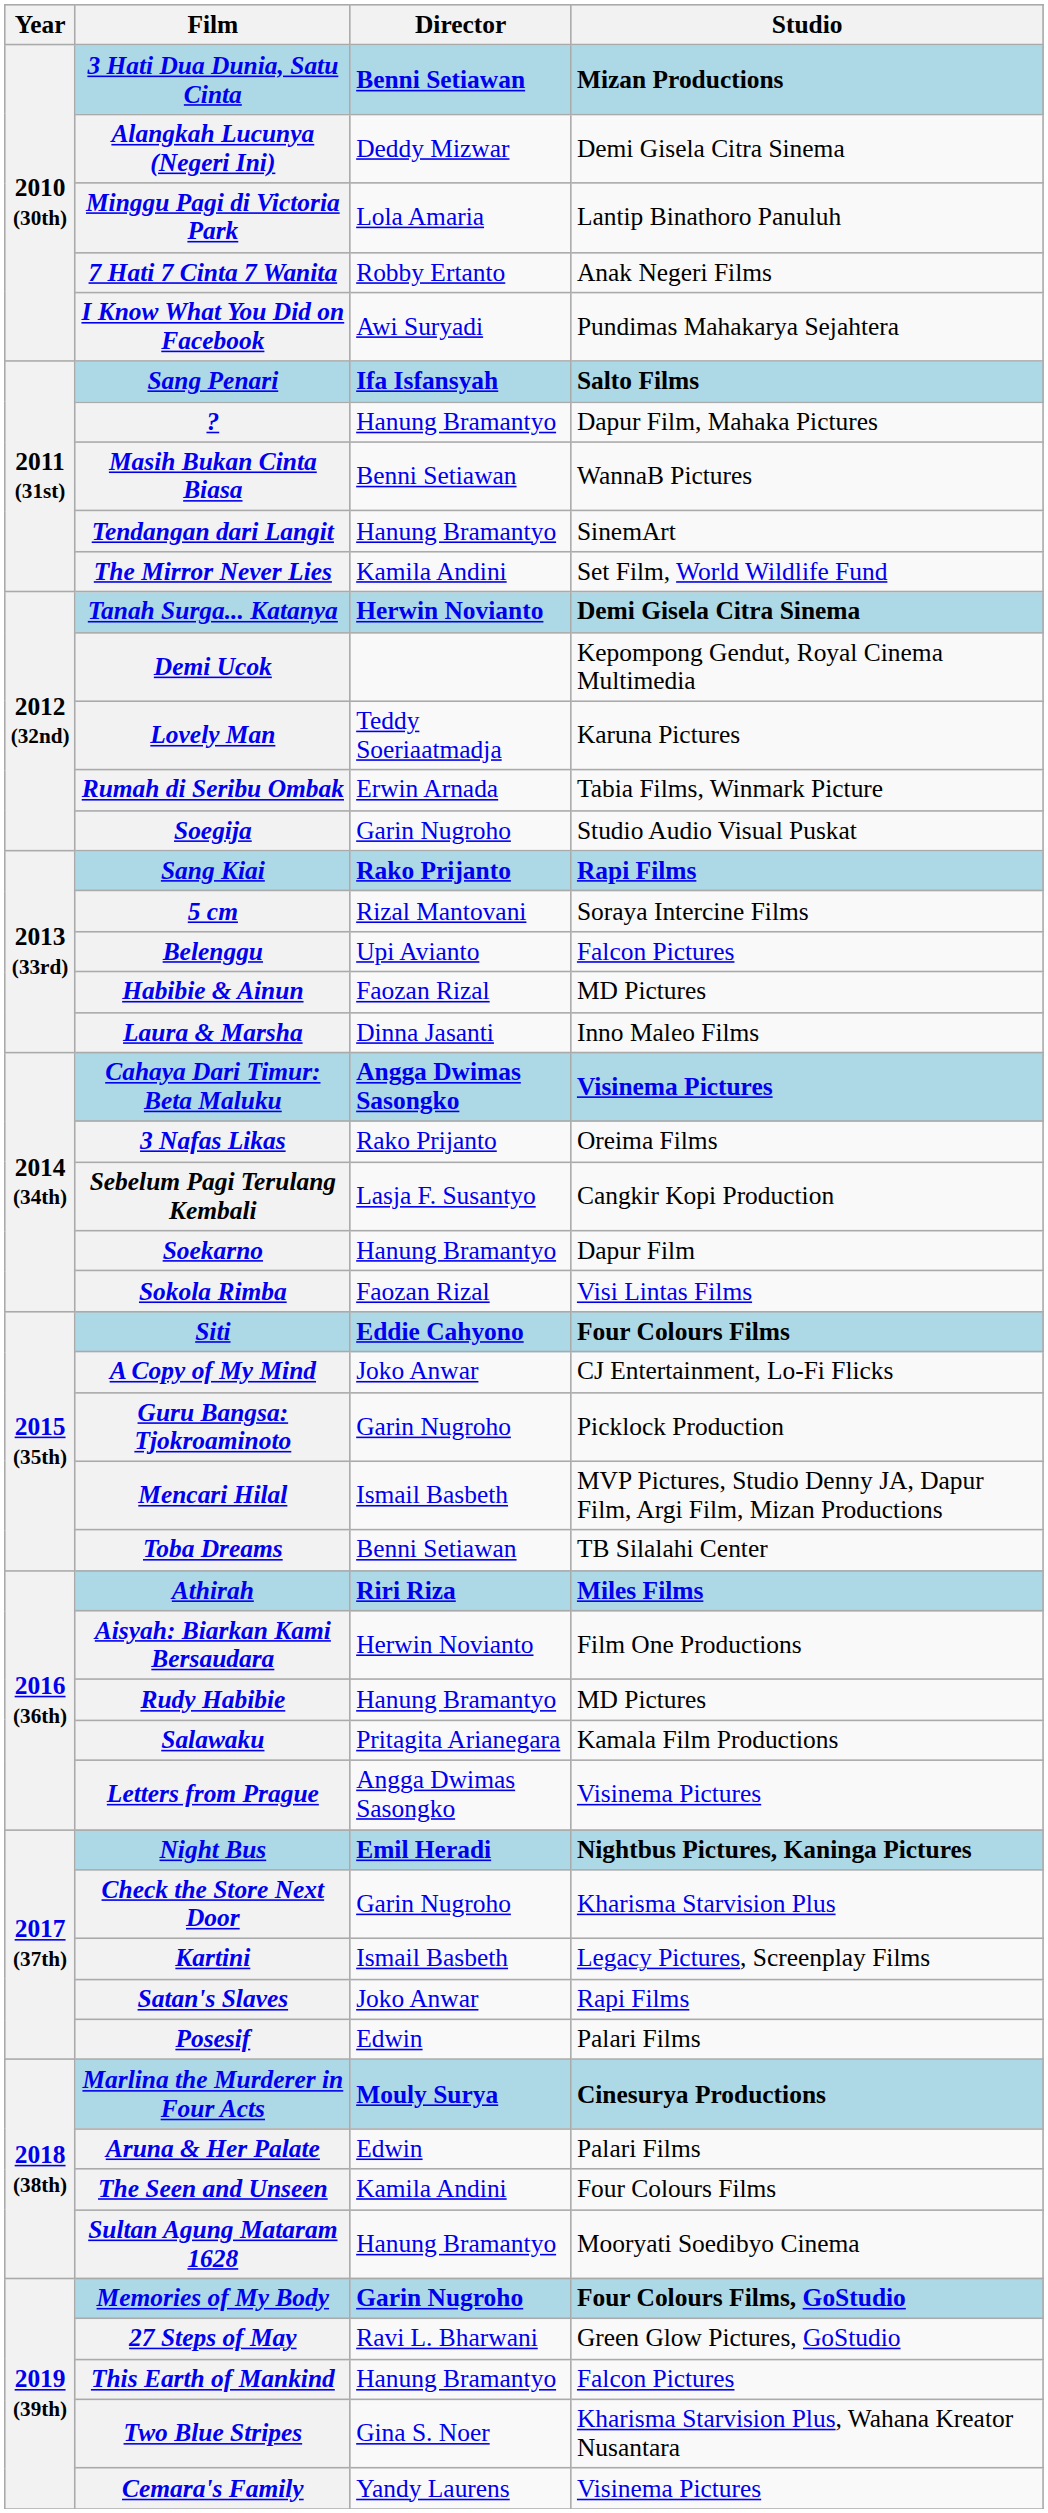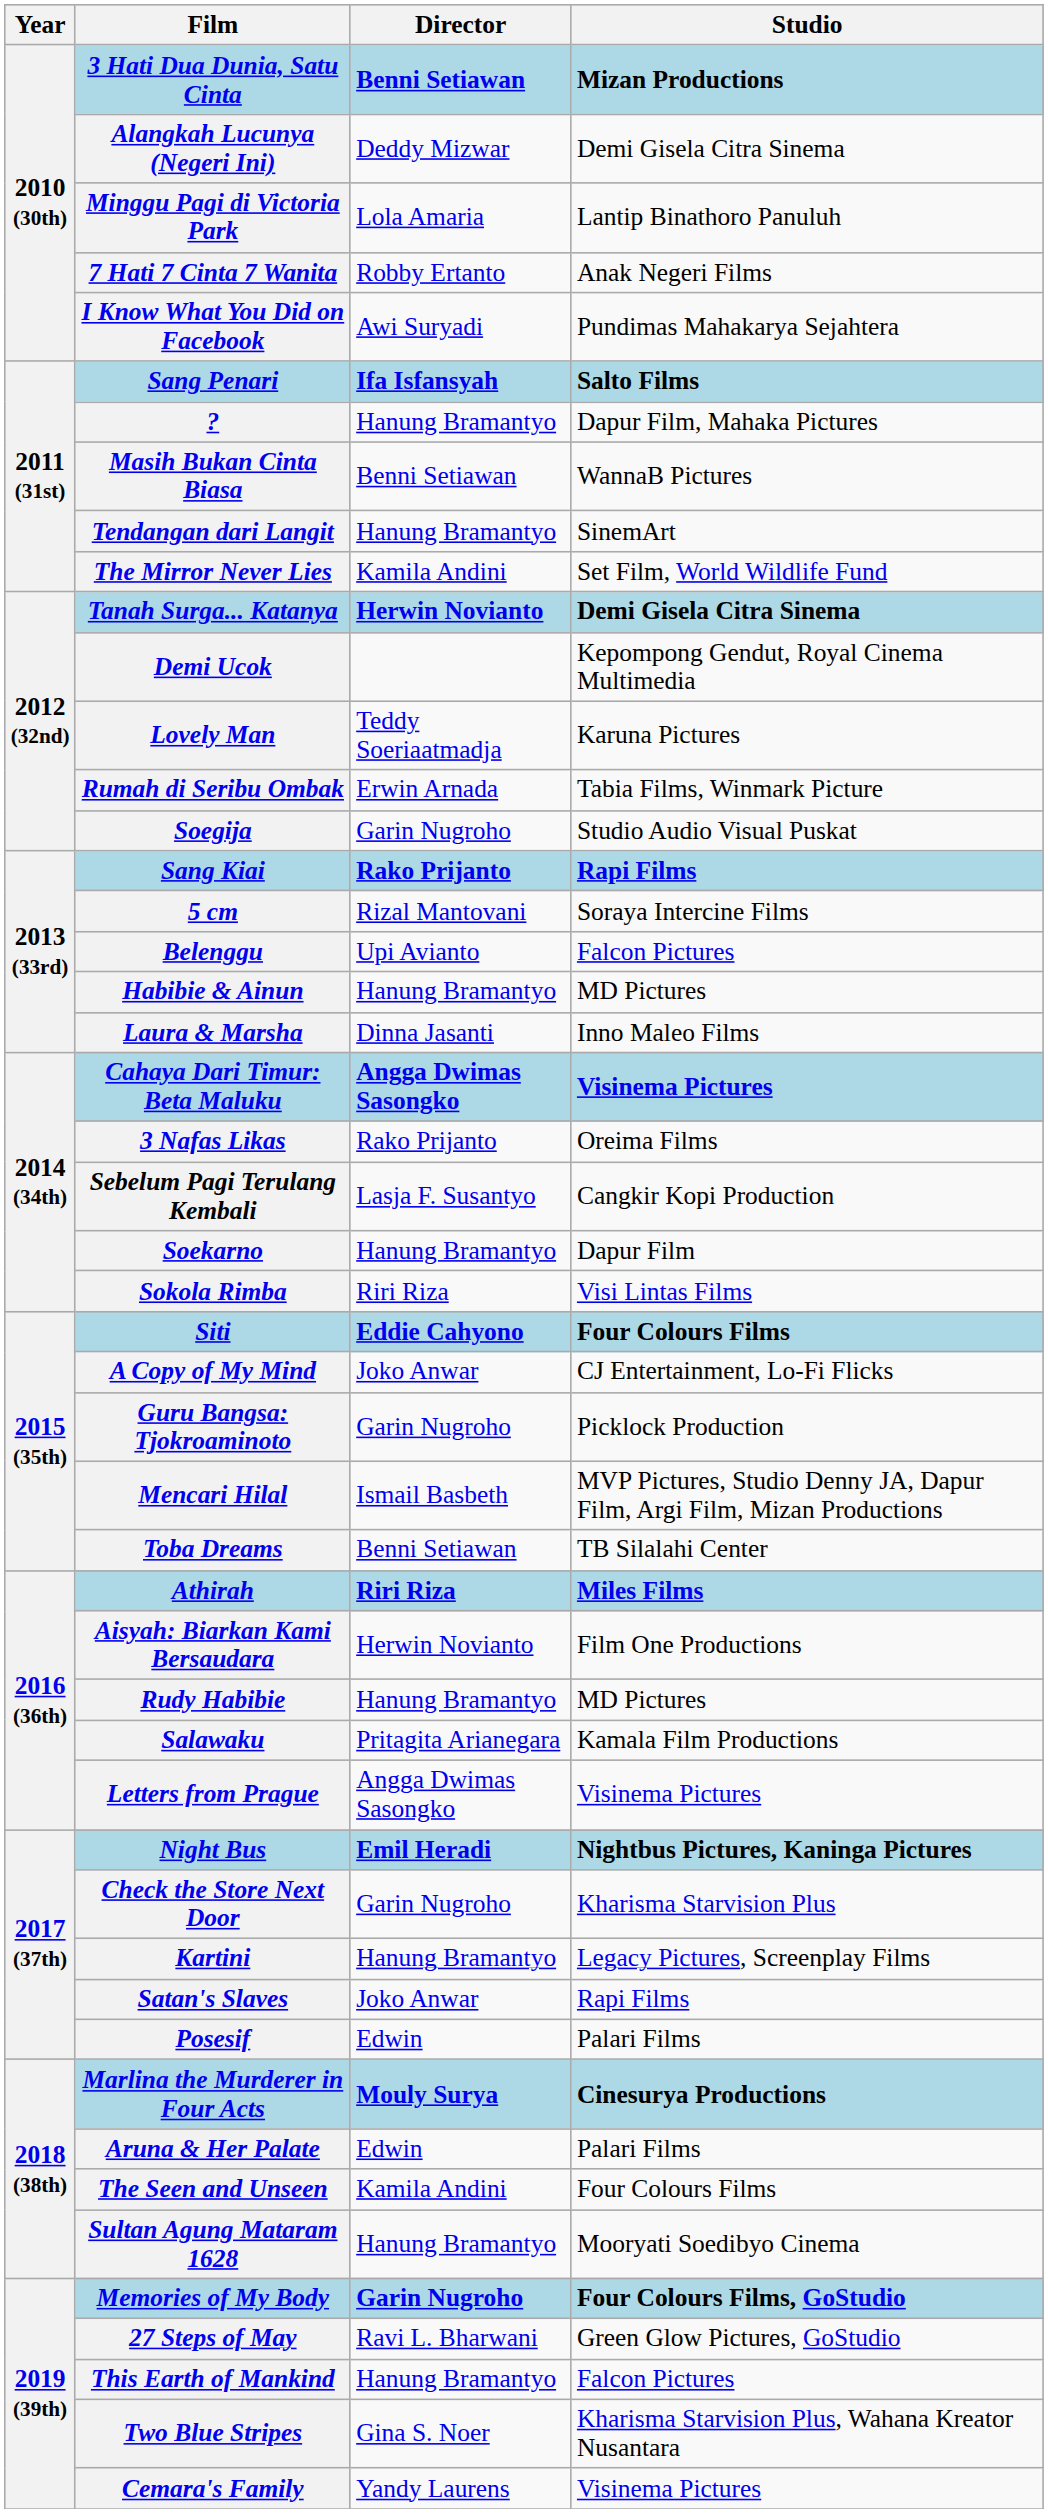(423, 991) Faozan Rizal -> (456, 991) Hanung Bramantyo
(423, 1290) Faozan Rizal -> (402, 1290) Riri Riza
(432, 1958) Ismail Basbeth -> (456, 1958) Hanung Bramantyo
